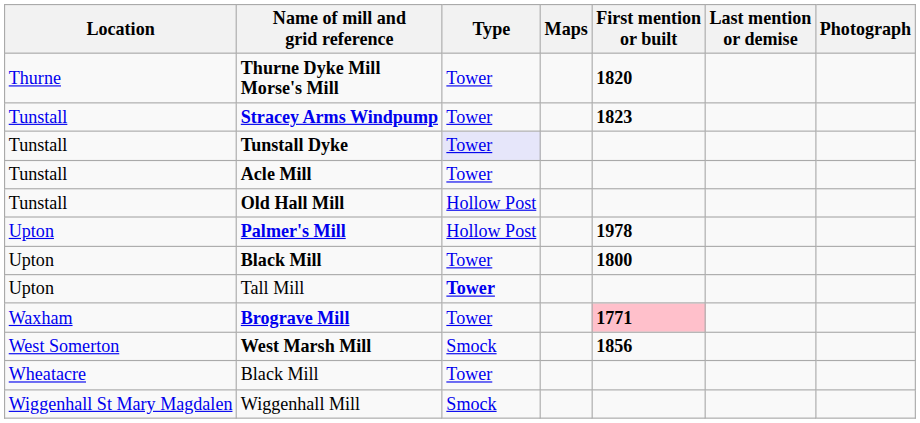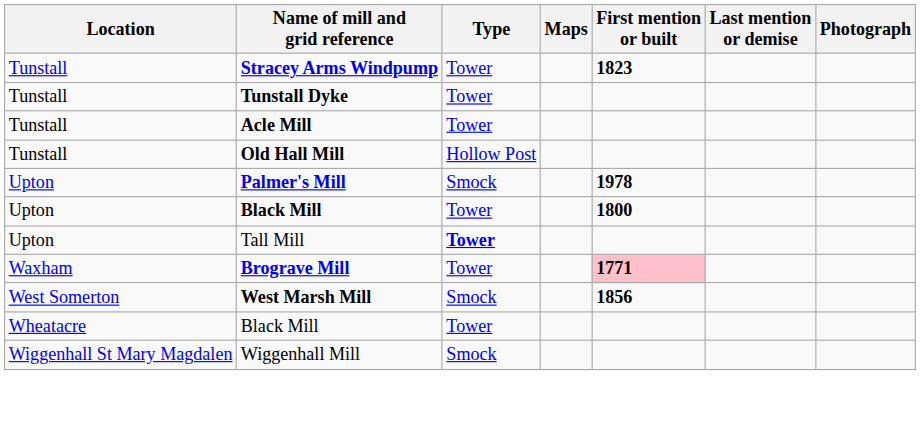- row: (35, 78)
(469, 145) lavender background -> (469, 96) no background
(491, 231) Hollow Post -> (471, 182) Smock
